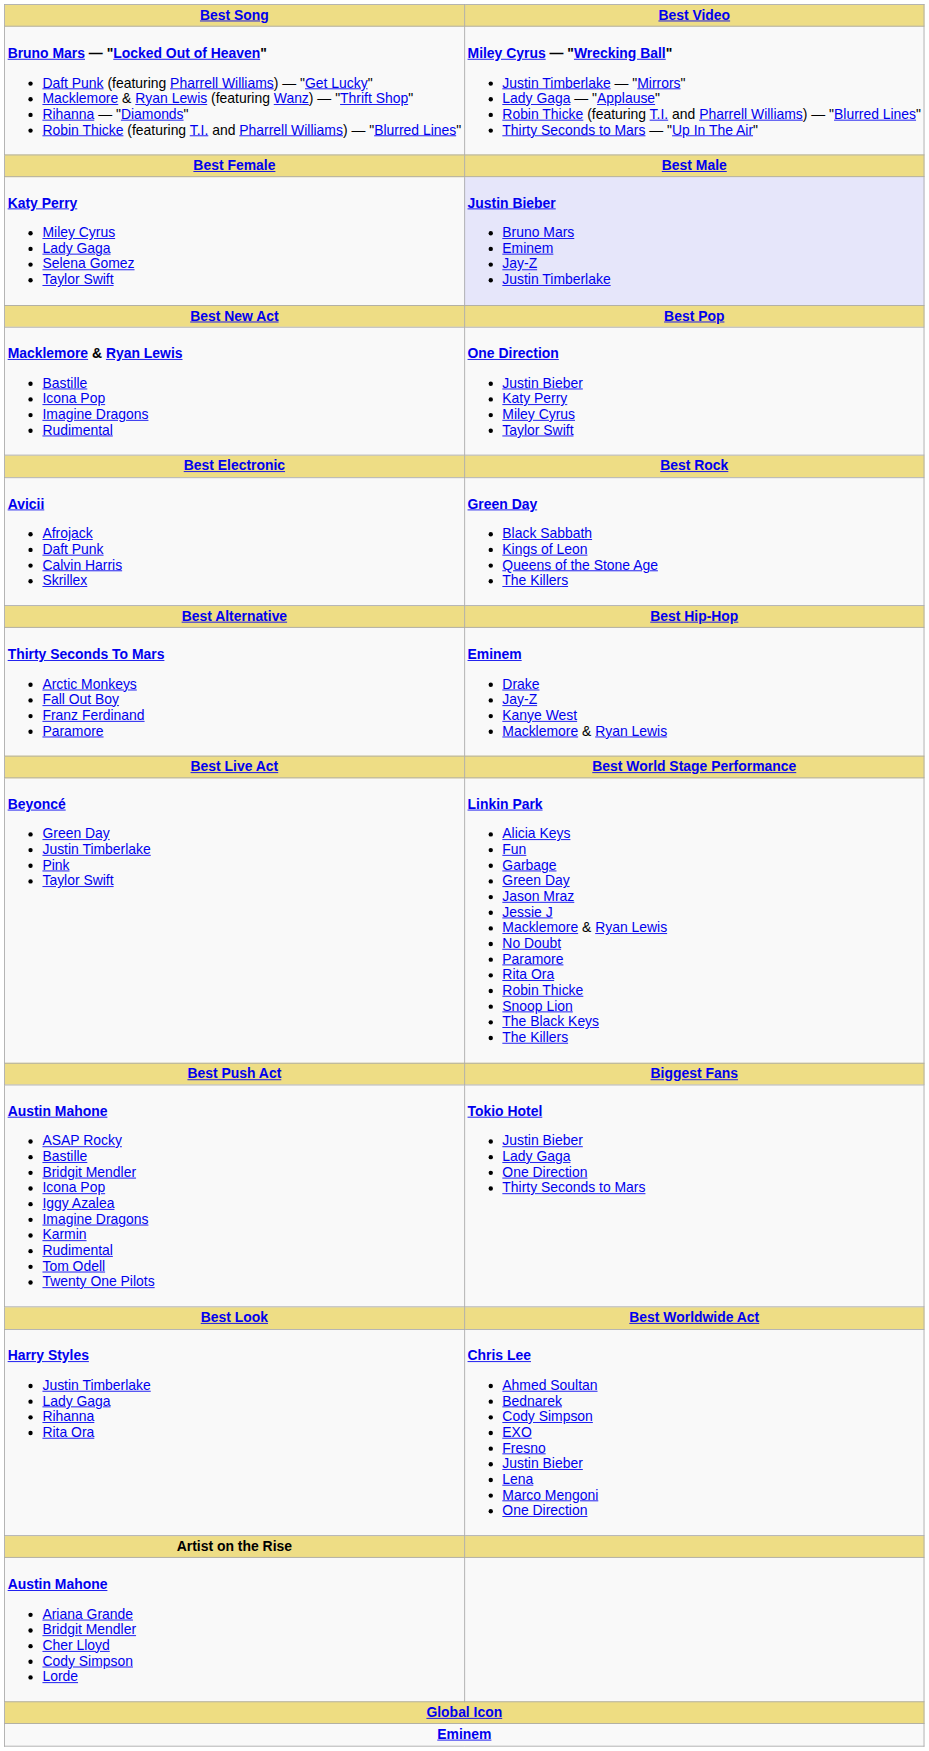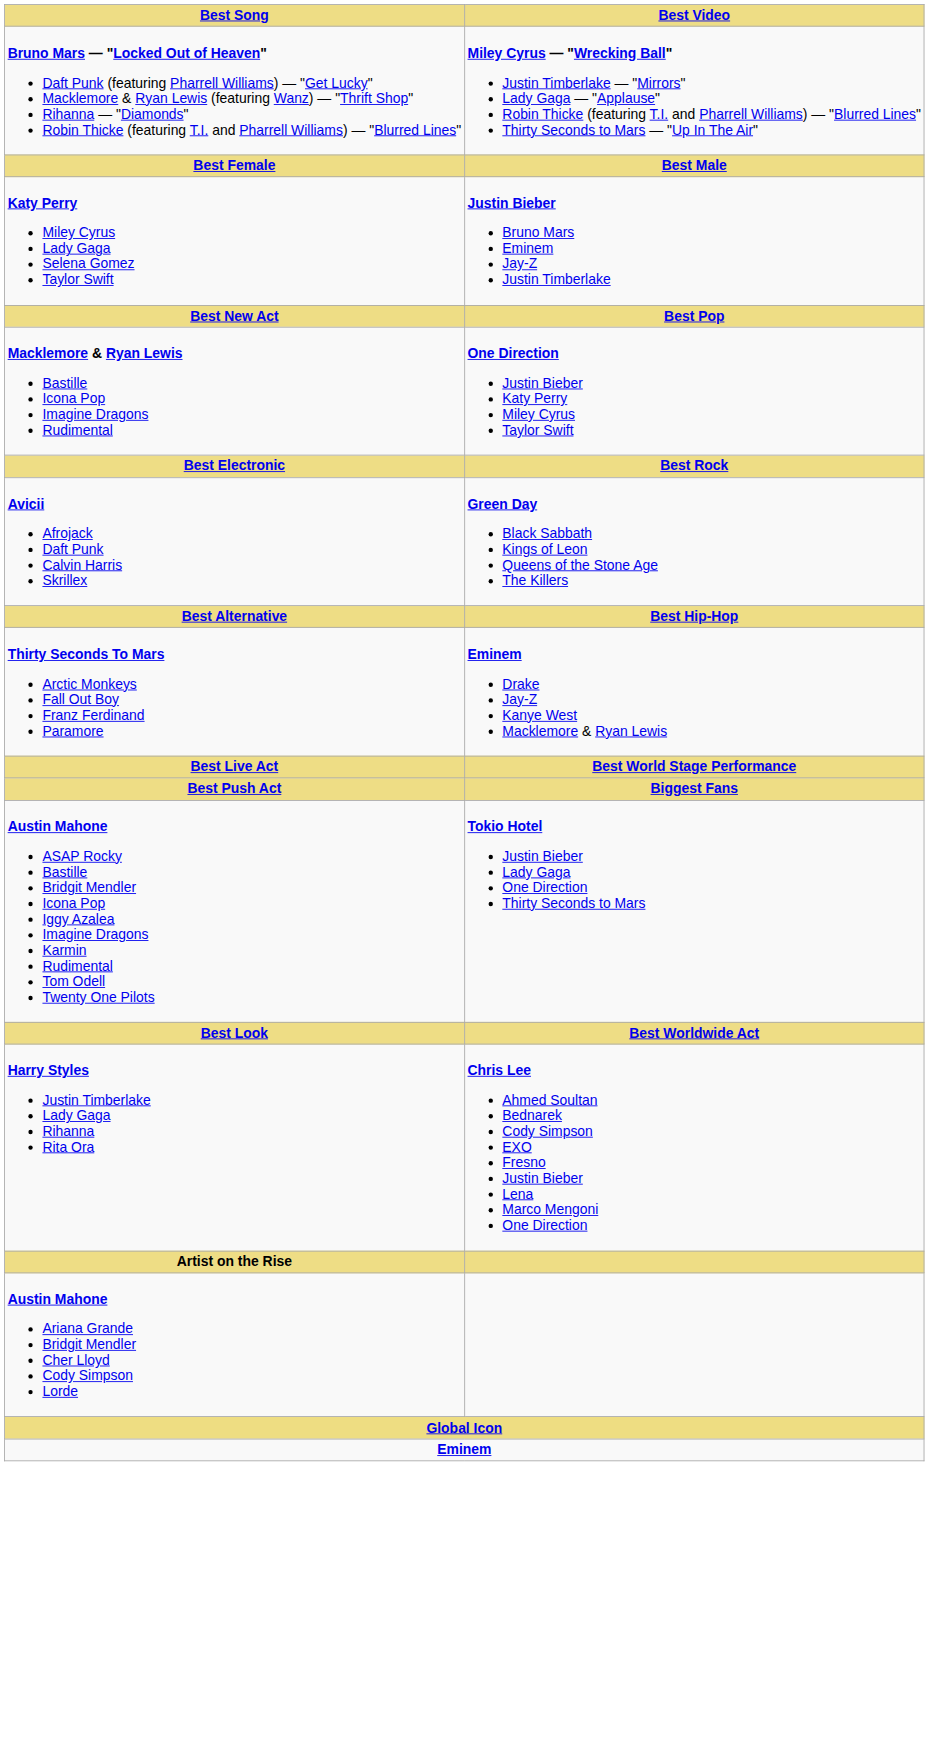(694, 242) lavender background -> (694, 242) no background
- row: (234, 843)
